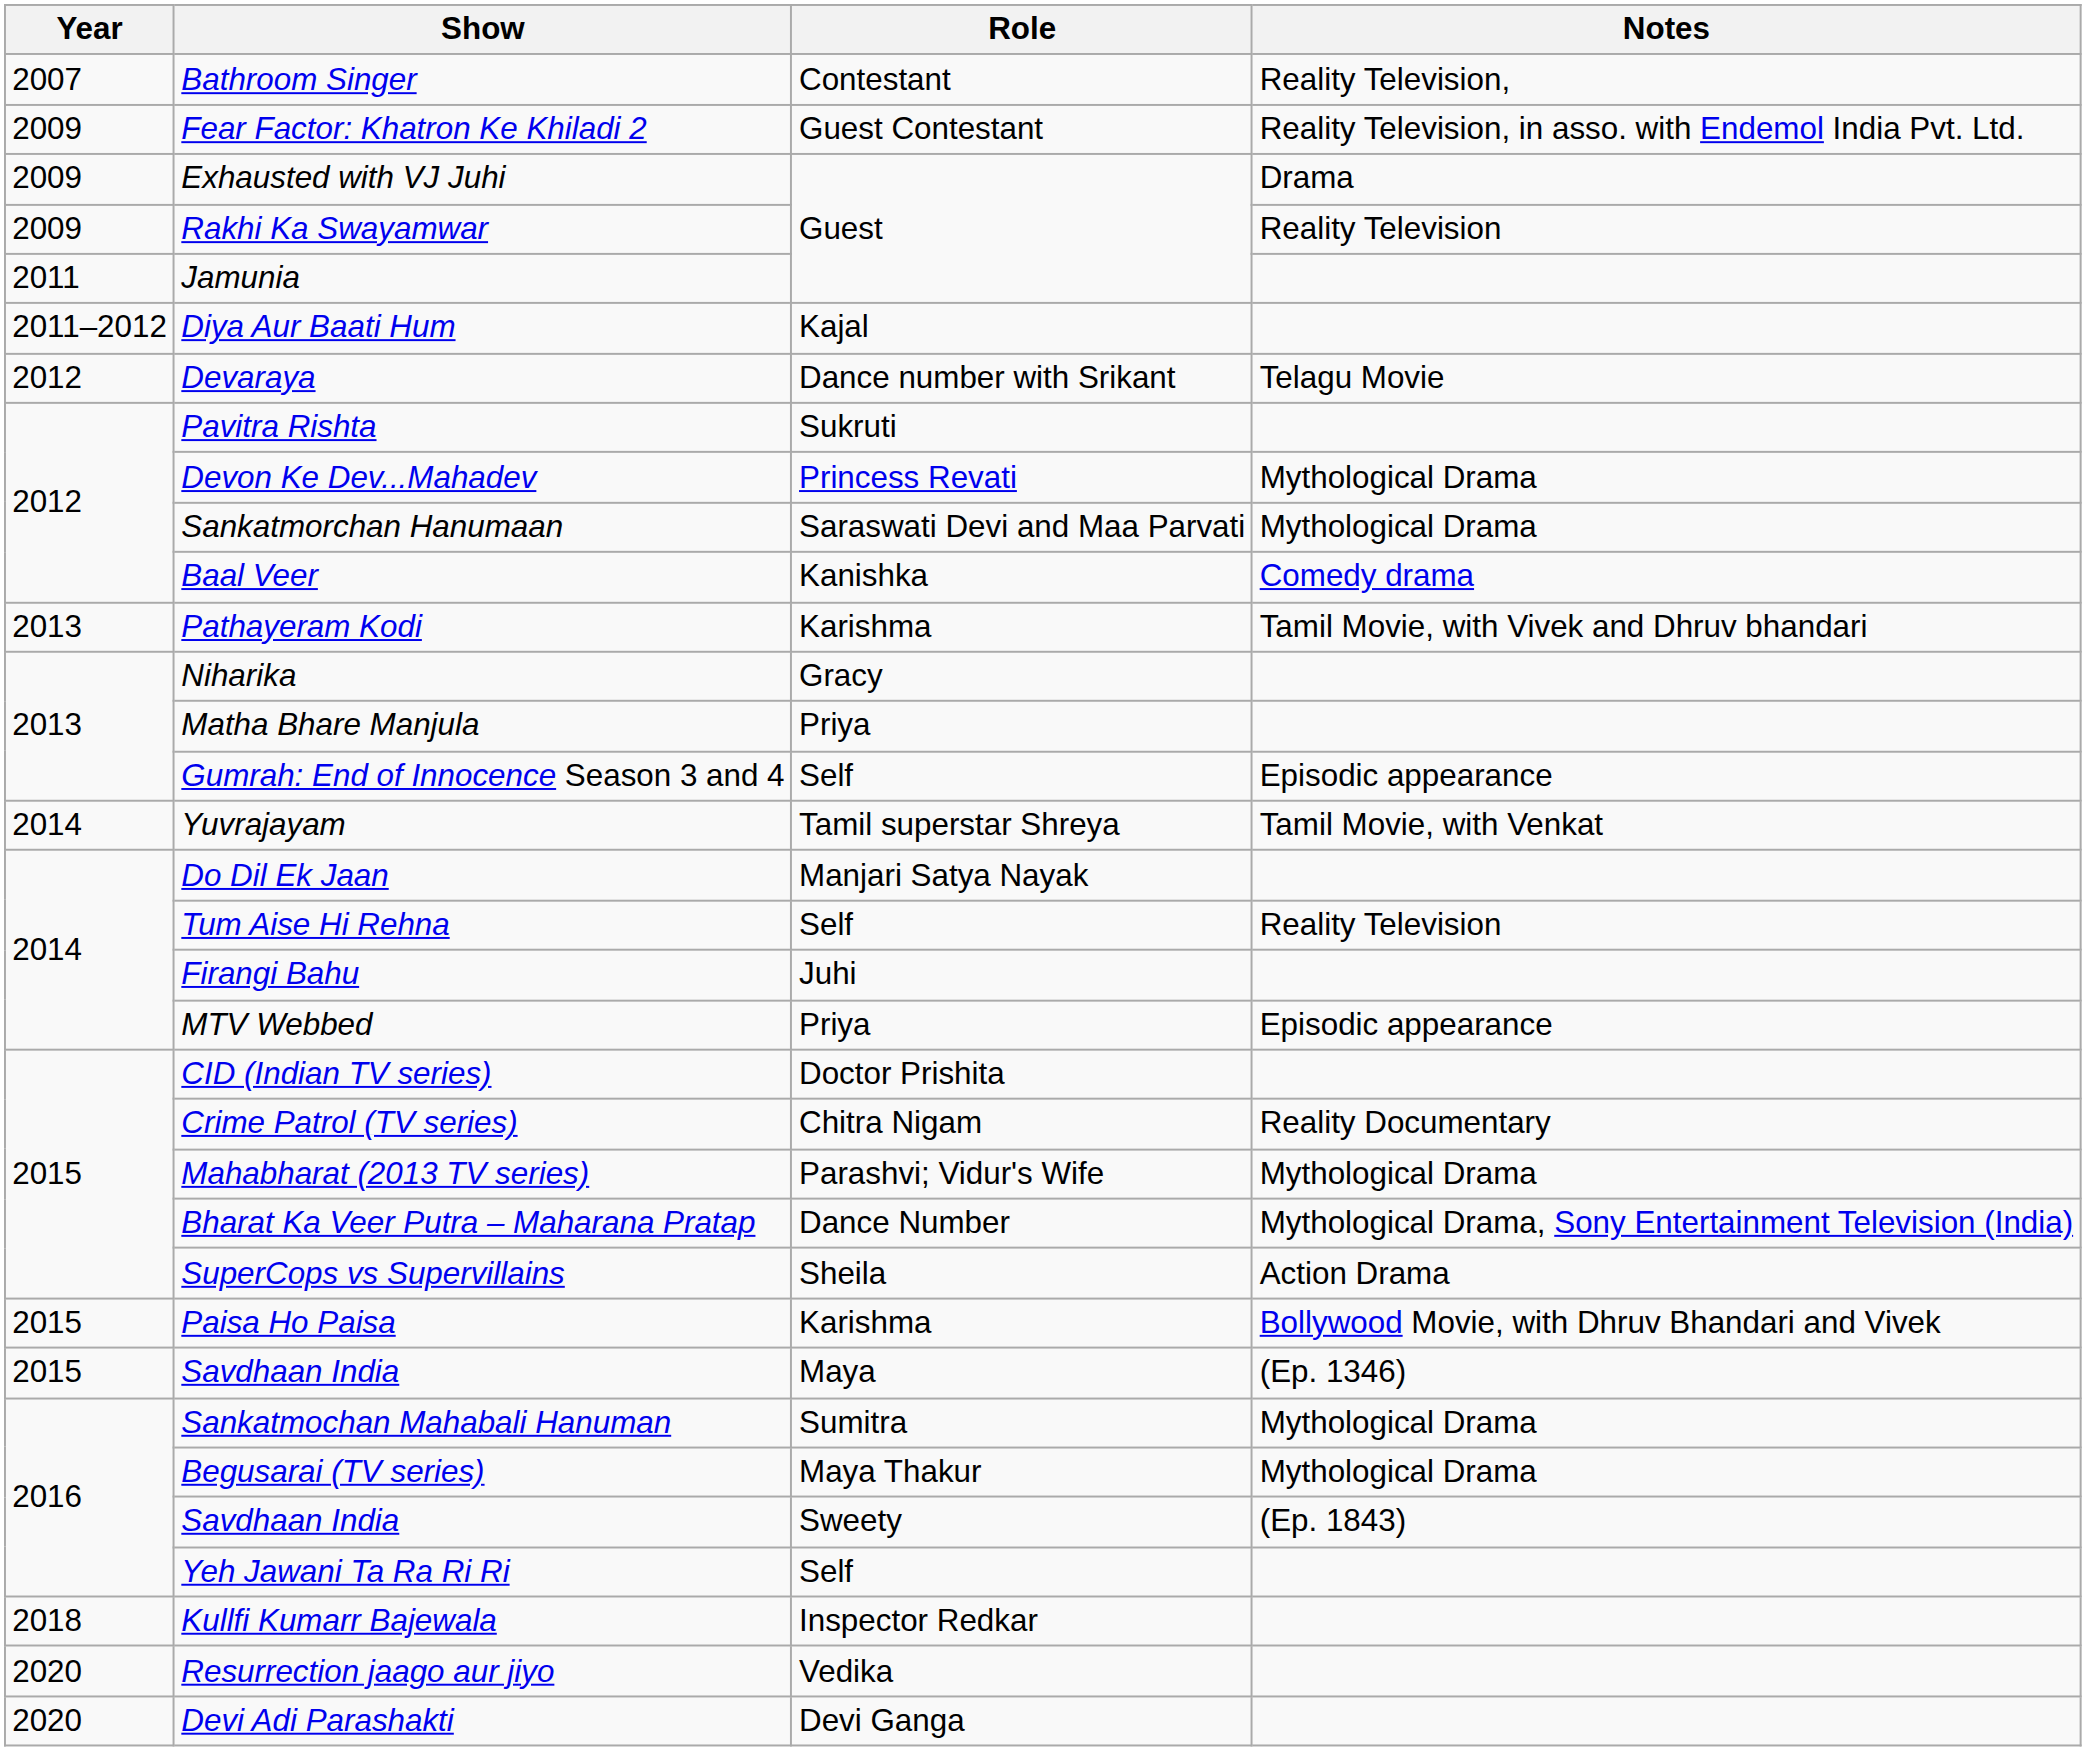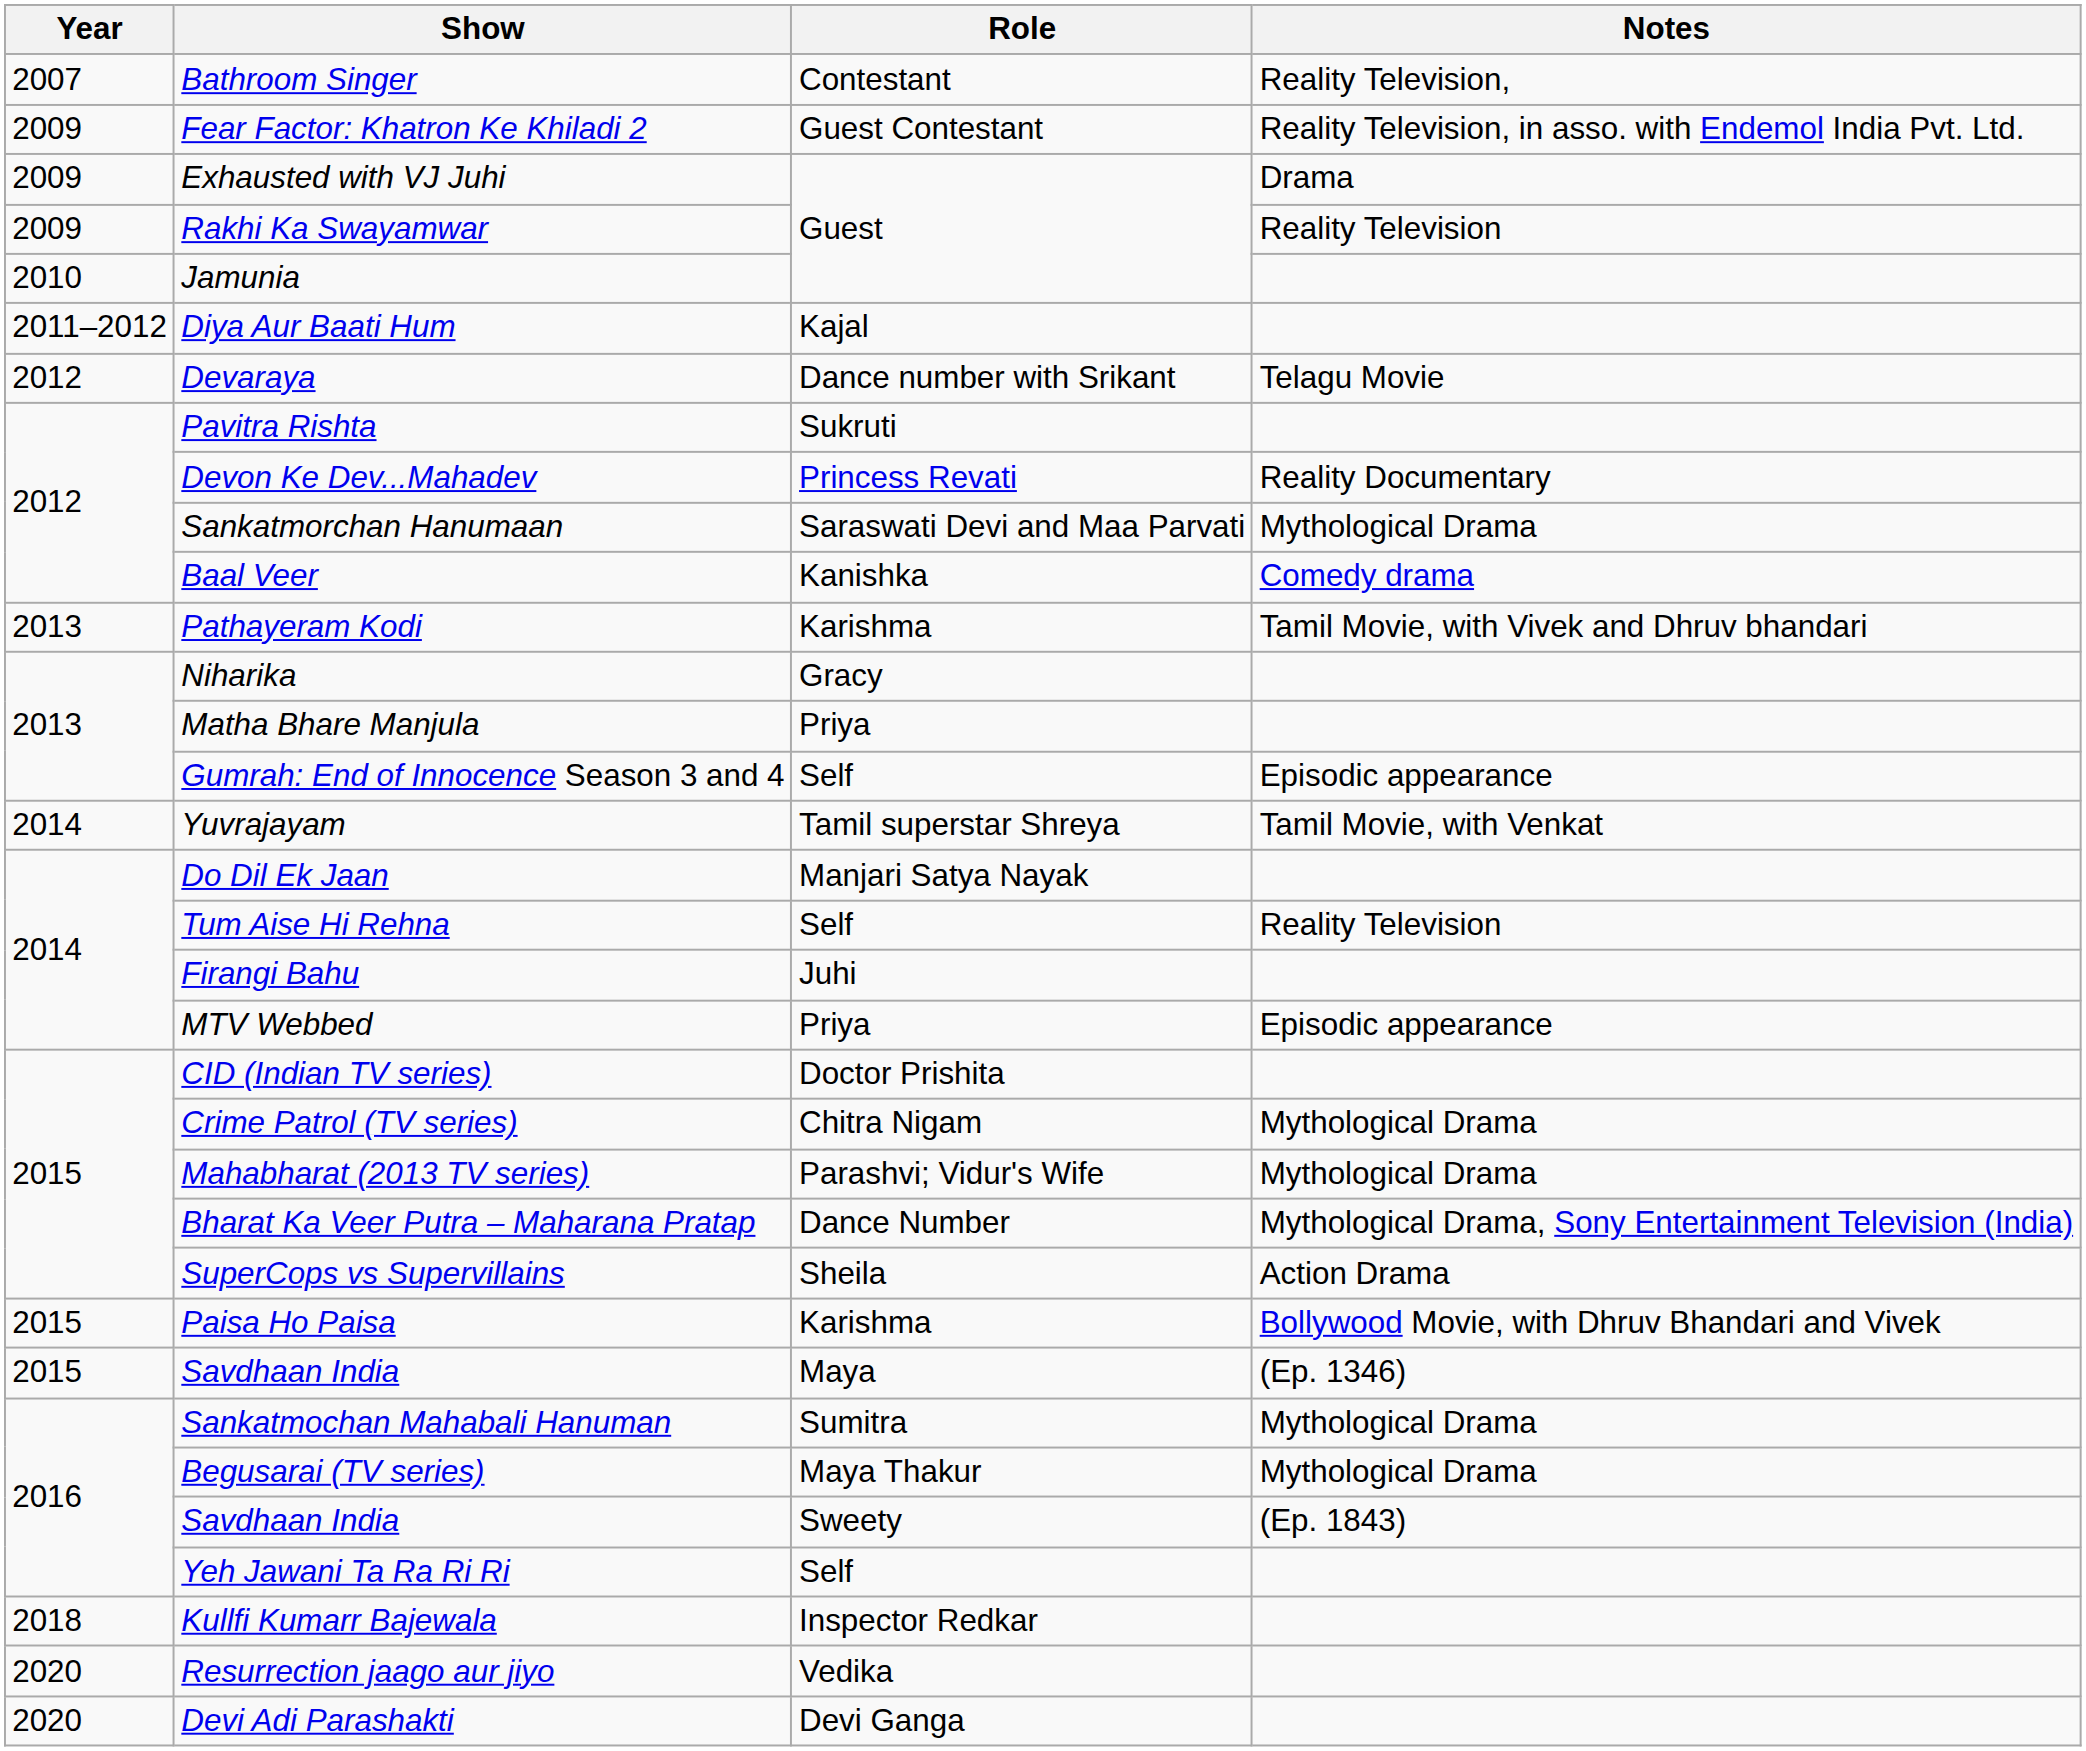(46, 278) 2011 -> (47, 278) 2010
(1398, 476) Mythological Drama -> (1405, 476) Reality Documentary
(1405, 1123) Reality Documentary -> (1398, 1123) Mythological Drama
